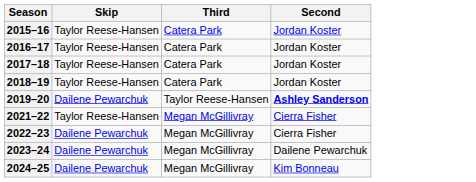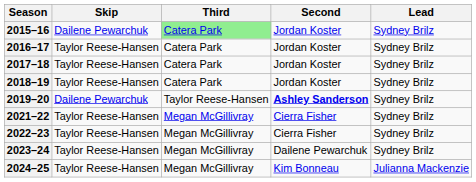+ column: (421, 13)
(107, 30) Taylor Reese-Hansen -> (101, 30) Dailene Pewarchuk
(193, 30) no background -> (193, 30) lightgreen background
(101, 133) Dailene Pewarchuk -> (107, 133) Taylor Reese-Hansen
(101, 151) Dailene Pewarchuk -> (107, 151) Taylor Reese-Hansen
(101, 168) Dailene Pewarchuk -> (107, 168) Taylor Reese-Hansen
